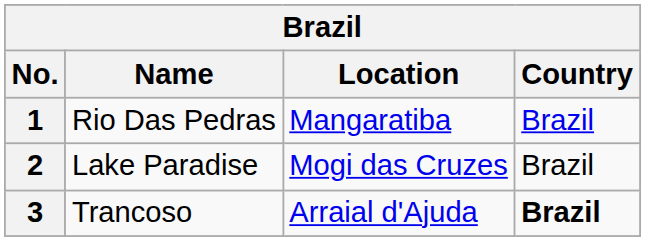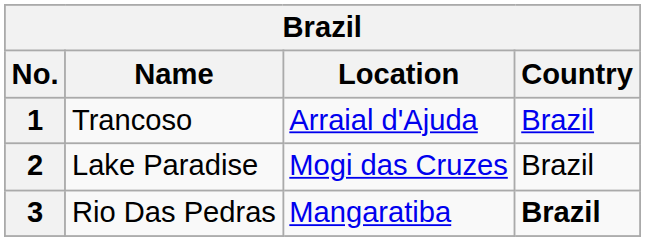(174, 119) Rio Das Pedras -> (132, 119) Trancoso
(370, 119) Mangaratiba -> (384, 119) Arraial d'Ajuda
(132, 212) Trancoso -> (174, 212) Rio Das Pedras
(384, 212) Arraial d'Ajuda -> (370, 212) Mangaratiba
